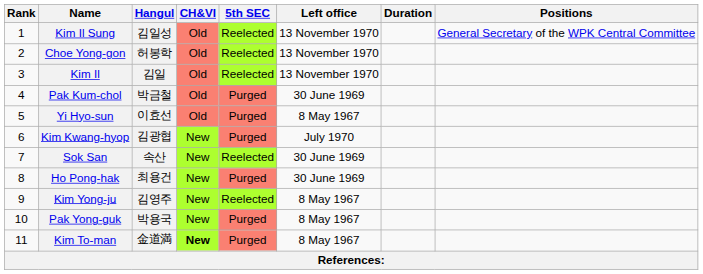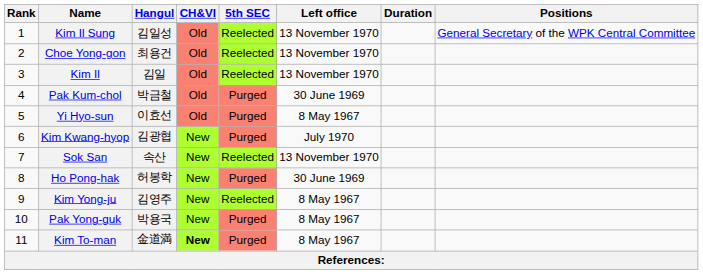(154, 53) 허봉학 -> (154, 53) 최용건
(329, 157) 30 June 1969 -> (329, 157) 13 November 1970
(154, 178) 최용건 -> (154, 178) 허봉학
